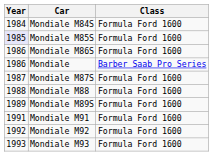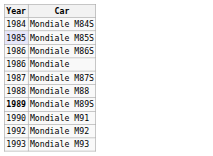- column: (152, 11)
(16, 104) normal -> (16, 104) bold
(16, 118) 1991 -> (16, 118) 1990
